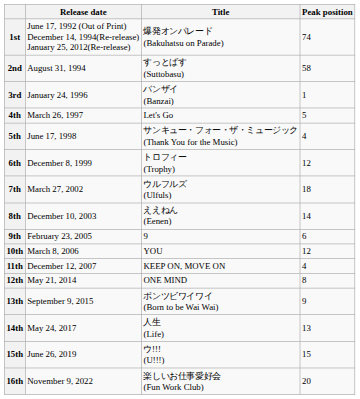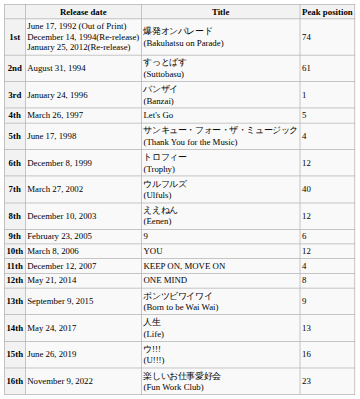(306, 68) 58 -> (306, 68) 61
(306, 189) 18 -> (306, 189) 40
(306, 216) 14 -> (306, 216) 12
(306, 355) 15 -> (306, 355) 16
(306, 381) 20 -> (306, 381) 23
